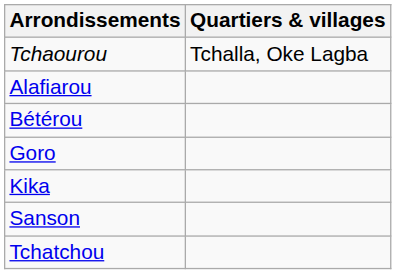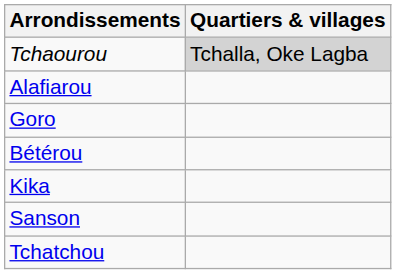(279, 53) no background -> (279, 53) lightgrey background
rows swapped: (46, 119) <-> (33, 152)
